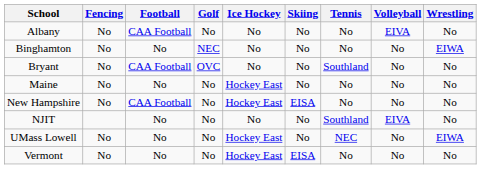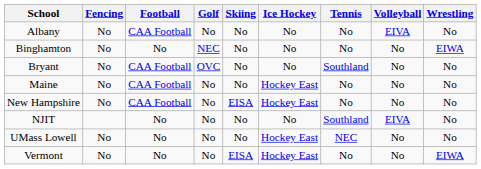columns swapped: (254, 13) <-> (303, 13)
(160, 84) No -> (160, 84) CAA Football
(450, 137) EIWA -> (450, 137) No
(450, 155) No -> (450, 155) EIWA
